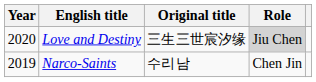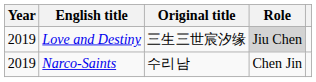(22, 39) 2020 -> (22, 39) 2019
